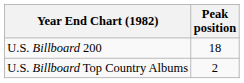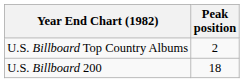rows swapped: (98, 68) <-> (55, 48)
